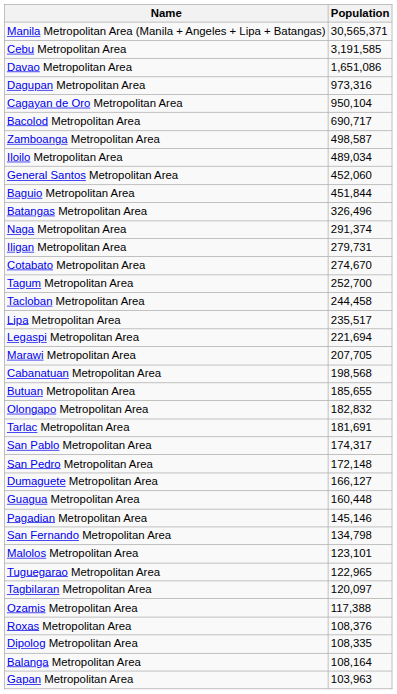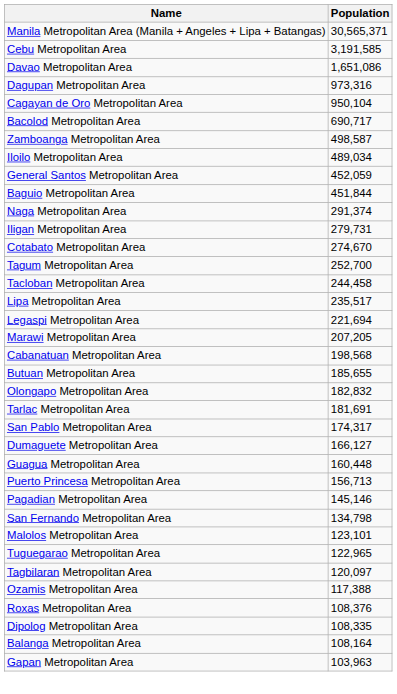(351, 175) 452,060 -> (351, 175) 452,059
- row: (77, 211)
(351, 355) 207,705 -> (351, 337) 207,205
- row: (80, 463)
+ row: (93, 481)
